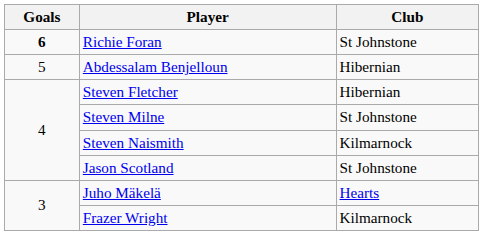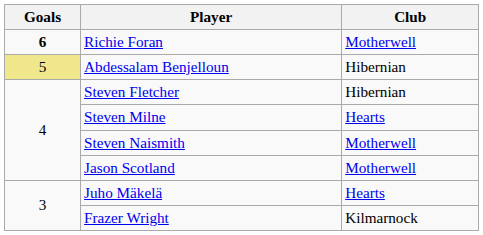(378, 42) St Johnstone -> (381, 42) Motherwell
(42, 67) no background -> (43, 67) khaki background
(378, 117) St Johnstone -> (365, 117) Hearts
(376, 142) Kilmarnock -> (381, 142) Motherwell
(378, 167) St Johnstone -> (381, 167) Motherwell
